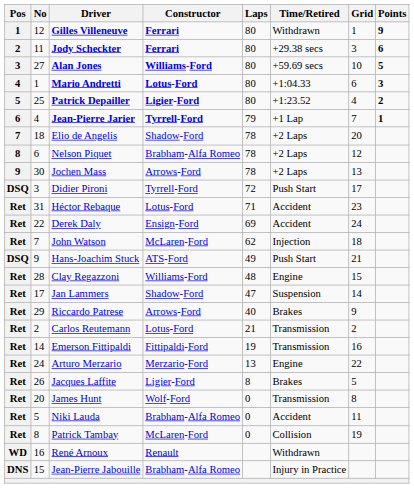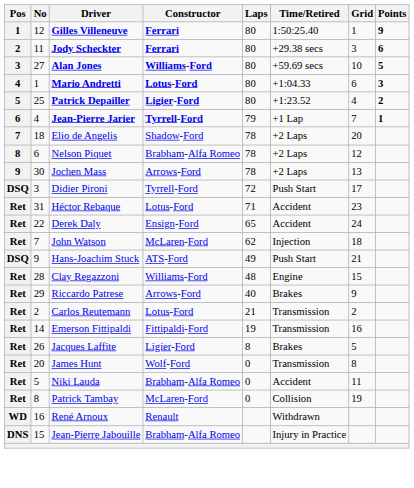(296, 31) Withdrawn -> (295, 31) 1:50:25.40
(250, 223) 69 -> (250, 223) 65
- row: (80, 294)
- row: (87, 364)
